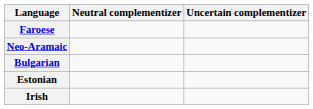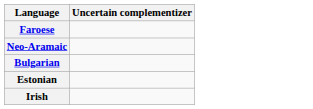- column: (127, 12)
